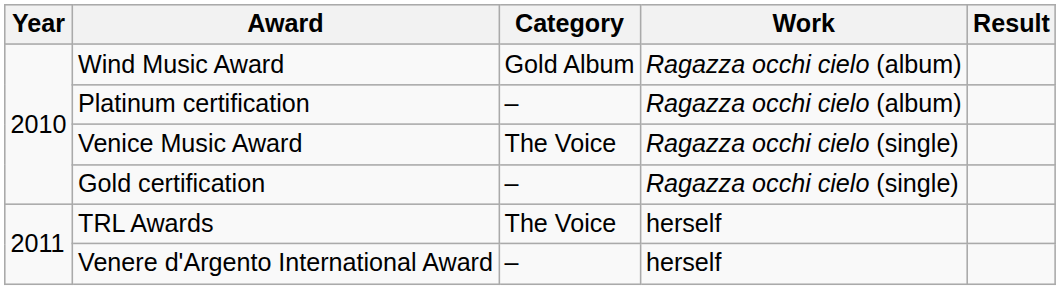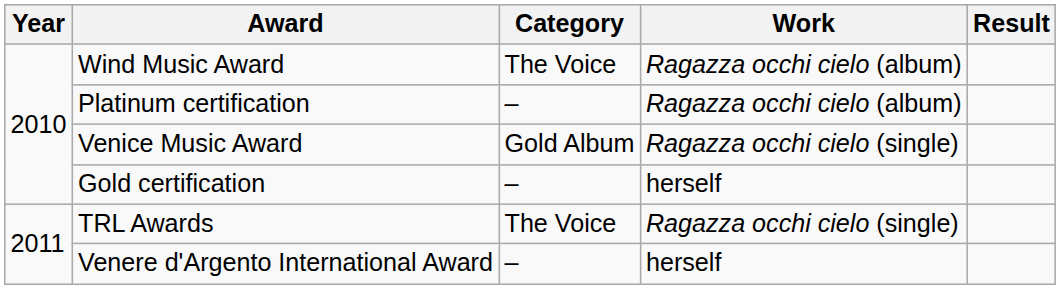(569, 64) Gold Album -> (560, 64) The Voice
(560, 143) The Voice -> (569, 143) Gold Album
(802, 183) Ragazza occhi cielo (single) -> (684, 183) herself
(684, 223) herself -> (802, 223) Ragazza occhi cielo (single)
